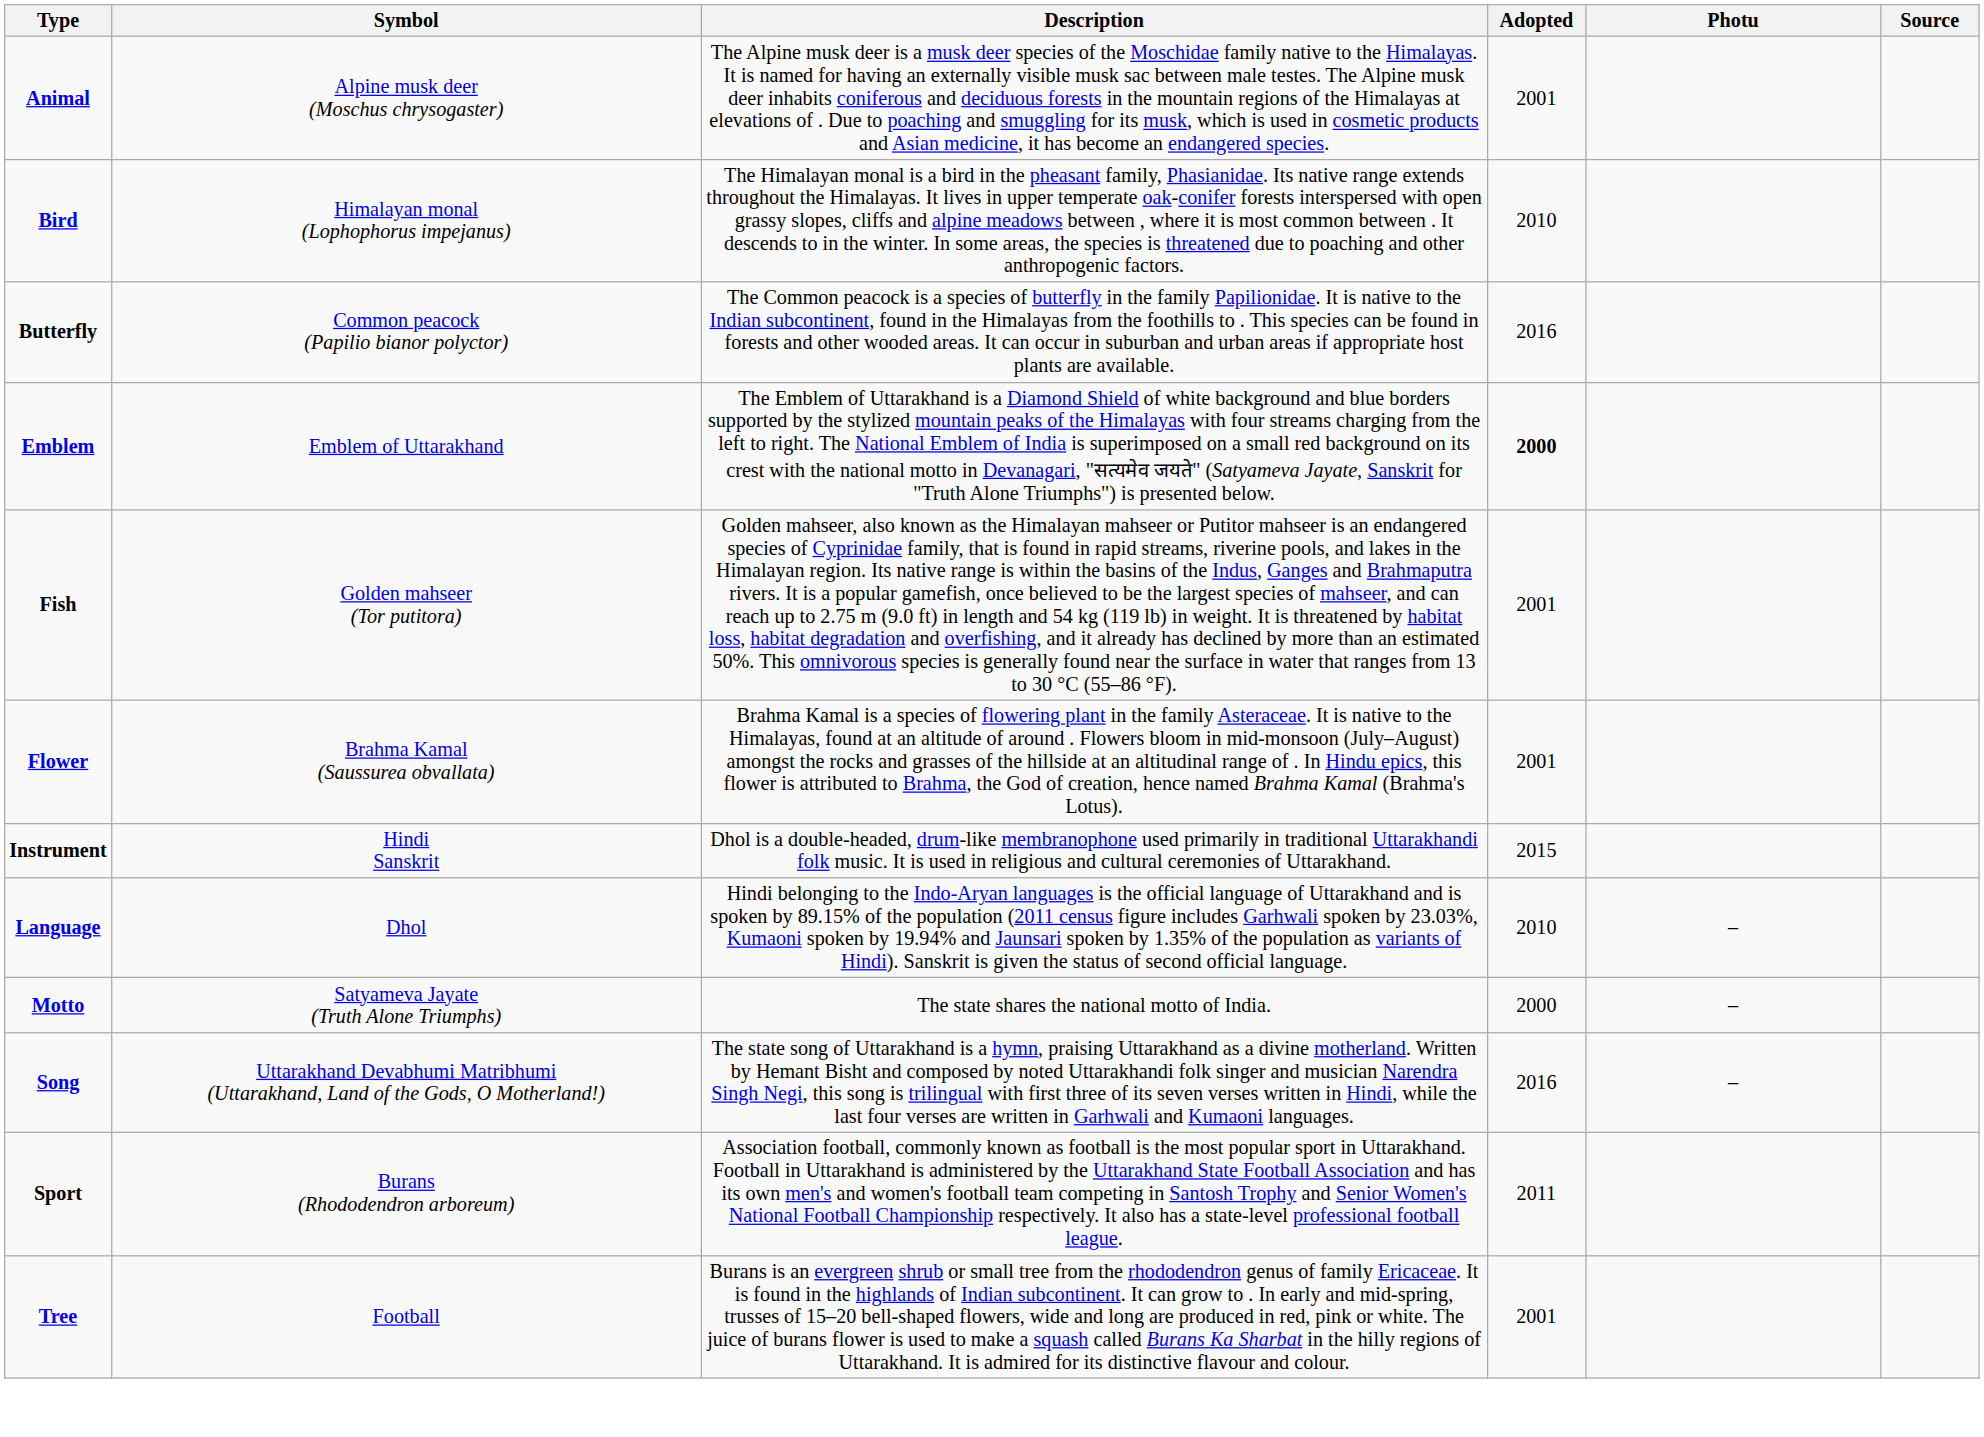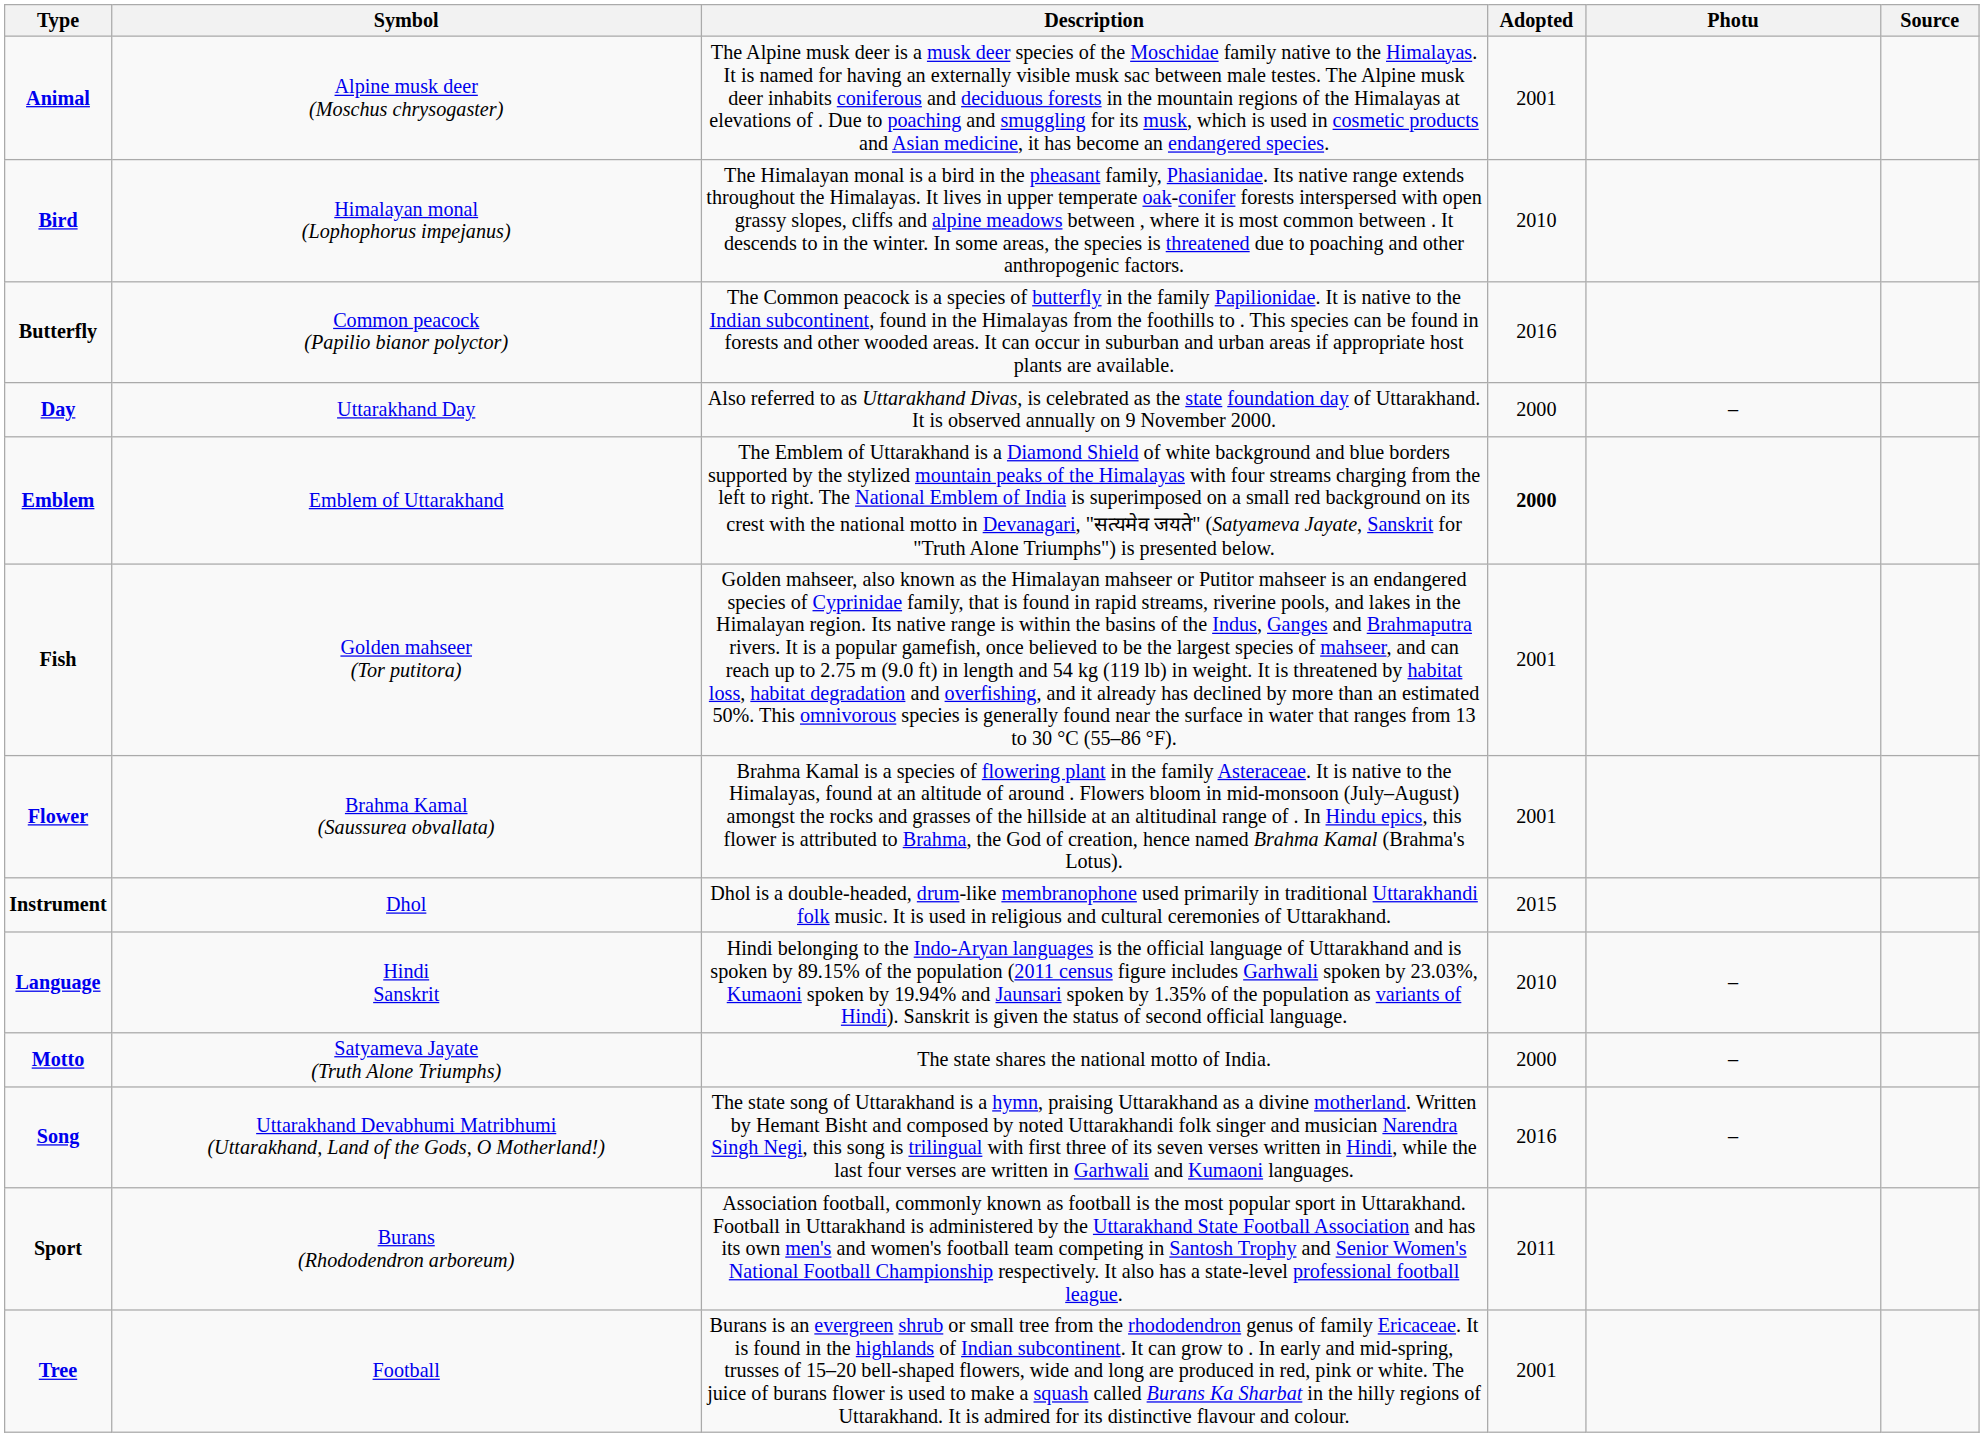+ row: (58, 409)
(406, 850) Hindi Sanskrit -> (406, 905) Dhol
(406, 927) Dhol -> (406, 982) Hindi Sanskrit
